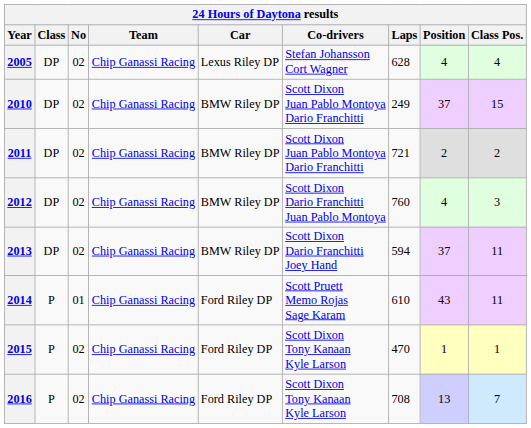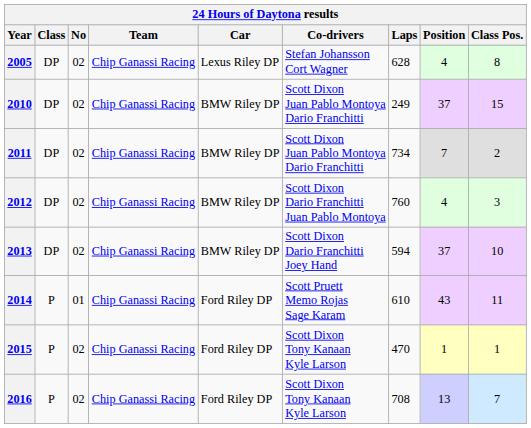(497, 62) 4 -> (497, 62) 8
(401, 153) 721 -> (401, 153) 734
(444, 153) 2 -> (444, 153) 7
(497, 251) 11 -> (497, 251) 10
